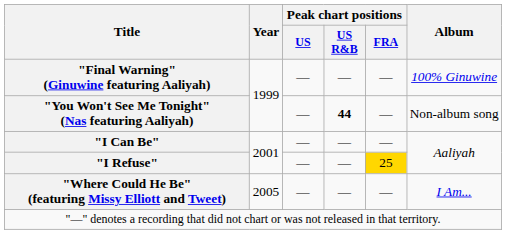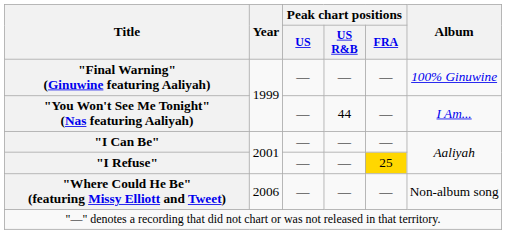(344, 113) bold -> (344, 113) normal
(454, 113) Non-album song -> (454, 113) I Am...
(266, 191) 2005 -> (266, 191) 2006
(454, 191) I Am... -> (454, 191) Non-album song
